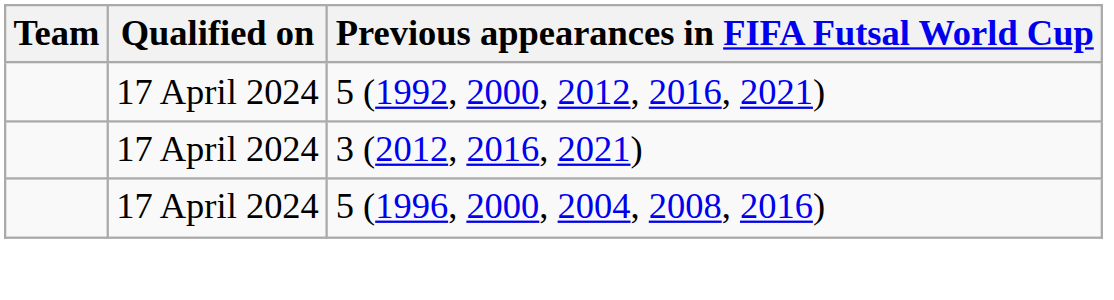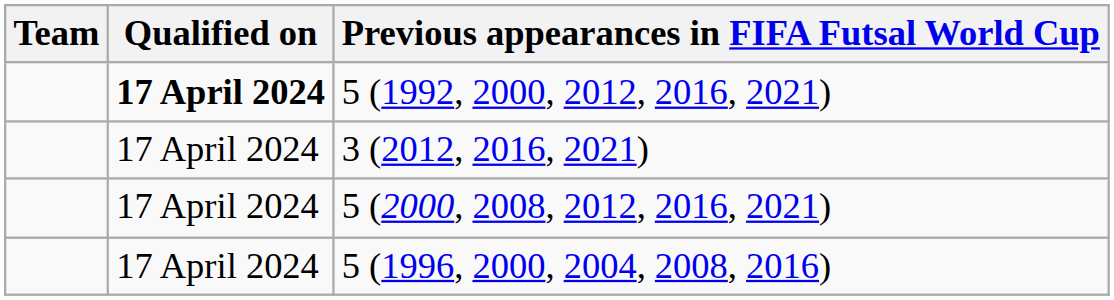(218, 91) normal -> (221, 91) bold
+ row: (586, 206)
